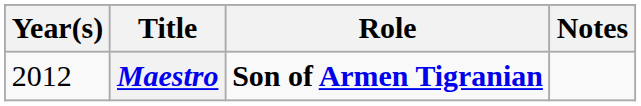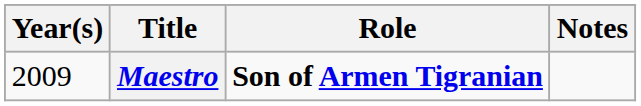(42, 75) 2012 -> (42, 75) 2009
